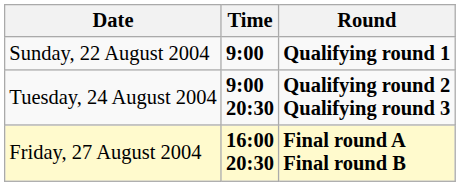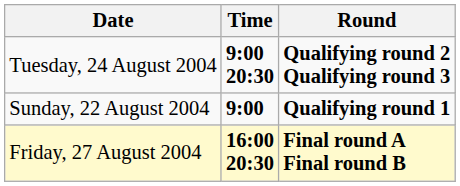rows swapped: (109, 53) <-> (113, 97)
